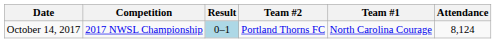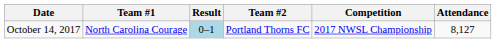columns swapped: (381, 12) <-> (144, 12)
(463, 29) 8,124 -> (463, 29) 8,127
